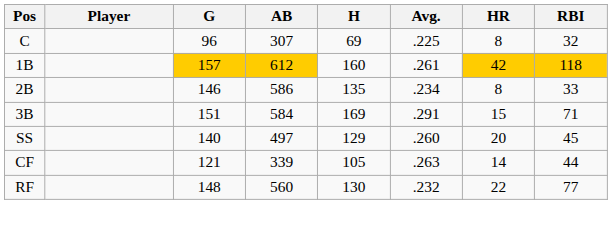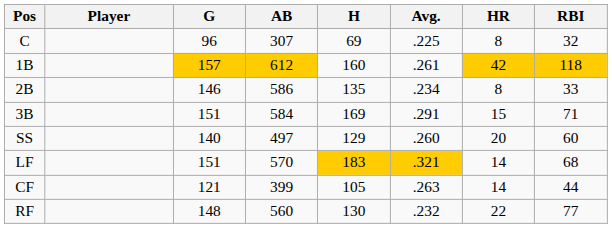(571, 138) 45 -> (571, 138) 60
+ row: (25, 162)
(282, 162) 339 -> (282, 187) 399
